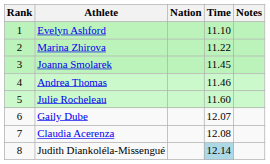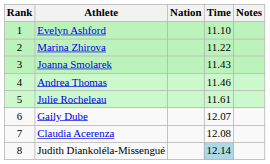(219, 64) 11.45 -> (219, 64) 11.43
(219, 99) 11.60 -> (219, 99) 11.61
